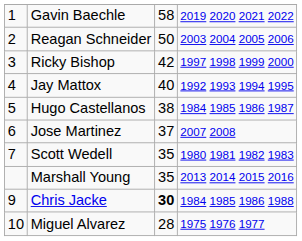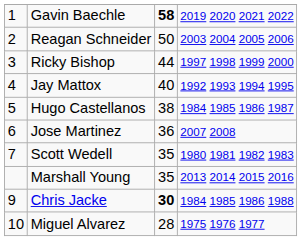(166, 16) normal -> (166, 16) bold
(166, 62) 42 -> (166, 62) 44
(166, 131) 37 -> (166, 131) 36
